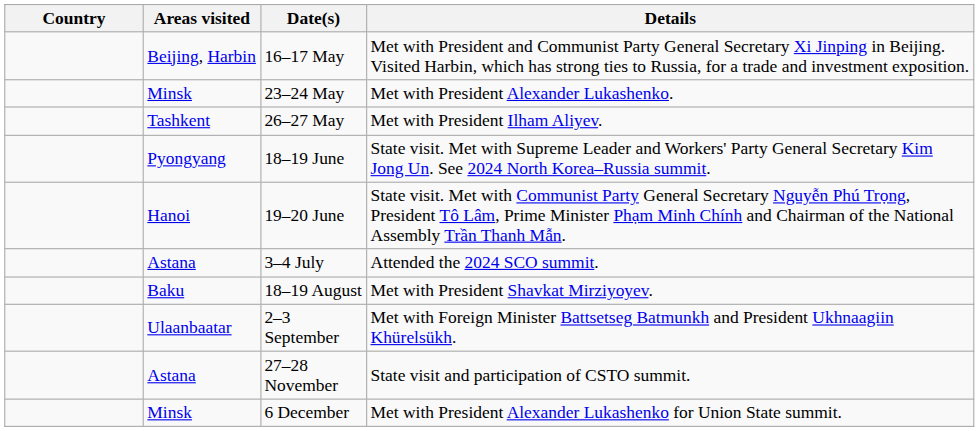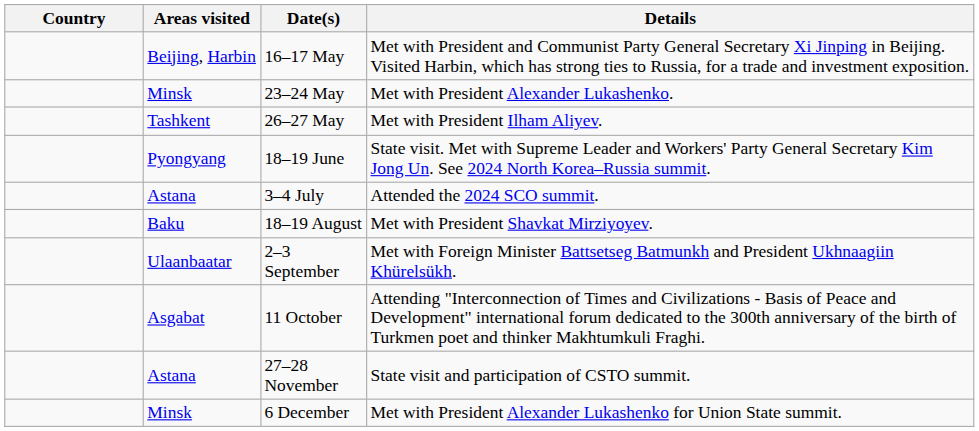- row: (304, 215)
+ row: (303, 318)
